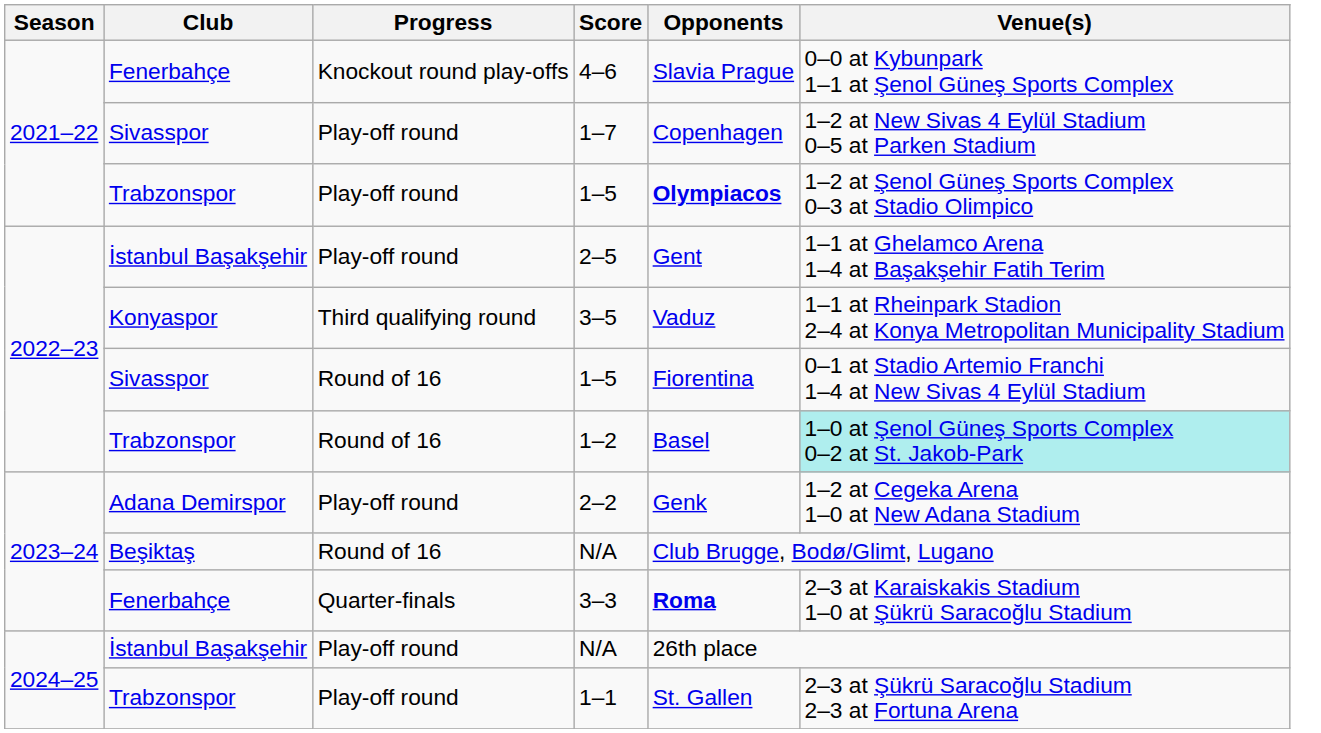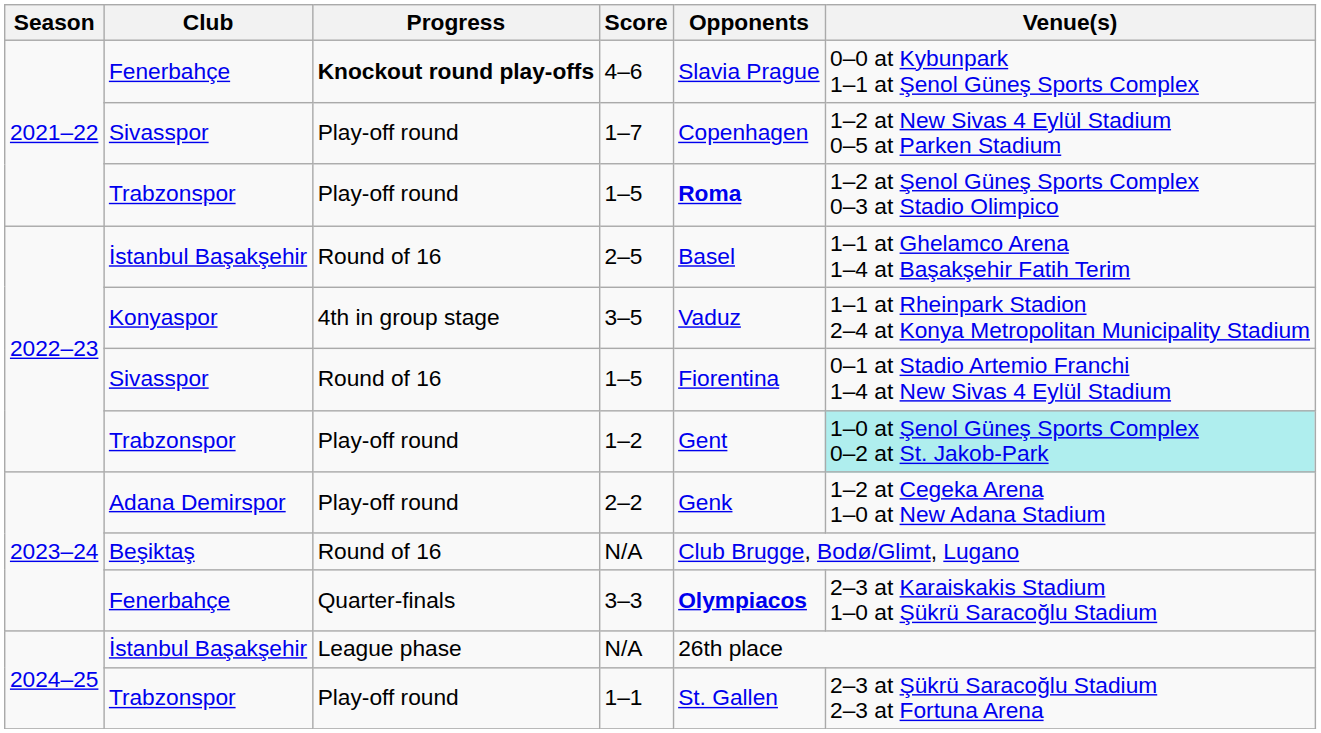(443, 71) normal -> (456, 71) bold
(717, 194) Olympiacos -> (710, 194) Roma
(388, 256) Play-off round -> (380, 256) Round of 16
(677, 256) Gent -> (707, 256) Basel
(427, 317) Third qualifying round -> (409, 317) 4th in group stage
(380, 440) Round of 16 -> (388, 440) Play-off round
(681, 440) Basel -> (703, 440) Gent
(684, 600) Roma -> (743, 600) Olympiacos
(388, 648) Play-off round -> (390, 648) League phase
